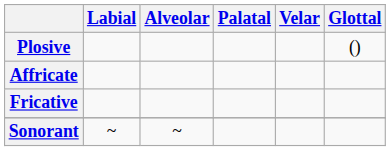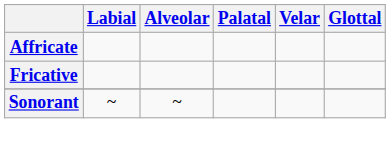- row: (44, 46)
